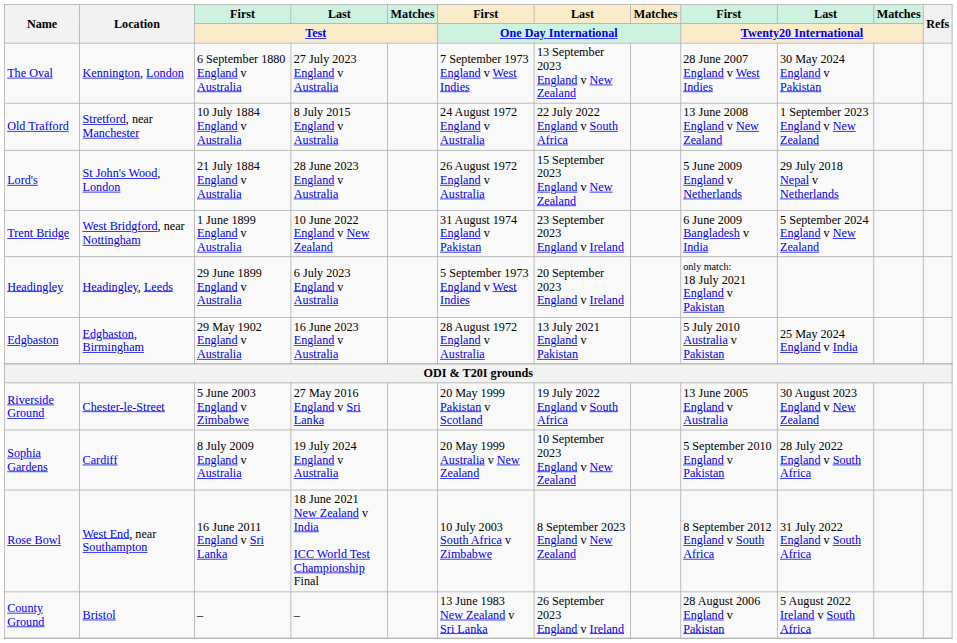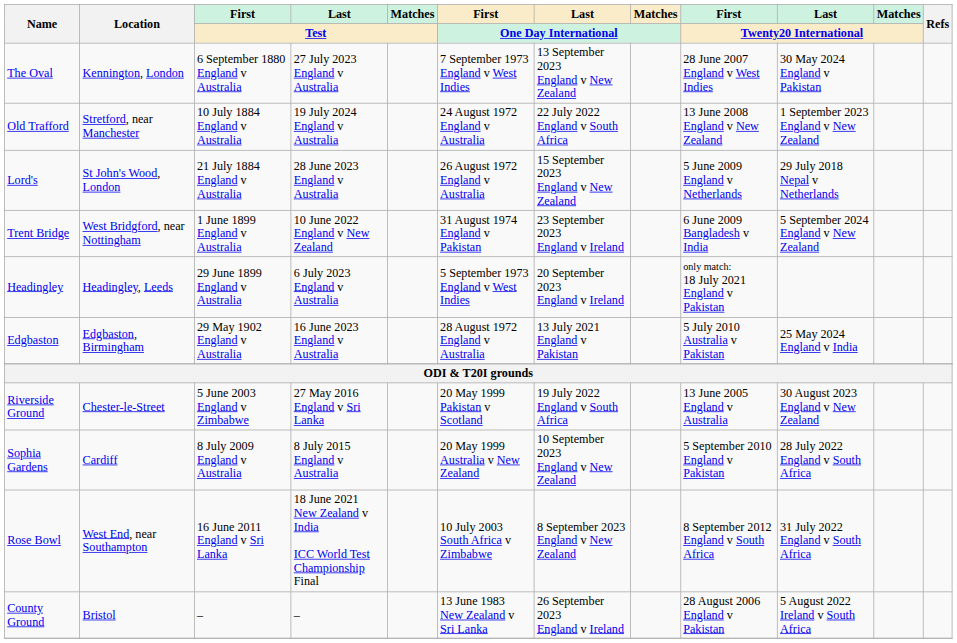(322, 126) 8 July 2015 England v Australia -> (325, 126) 19 July 2024 England v Australia
(325, 460) 19 July 2024 England v Australia -> (322, 460) 8 July 2015 England v Australia
